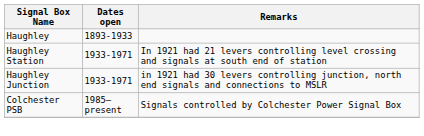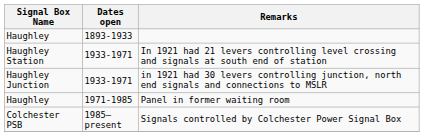+ row: (28, 100)
